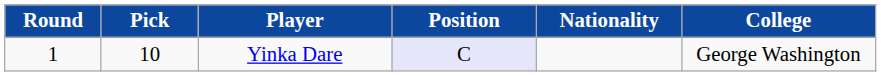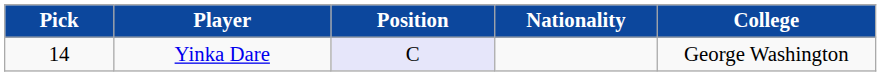- column: (53, 20)
(150, 53) 10 -> (59, 53) 14
